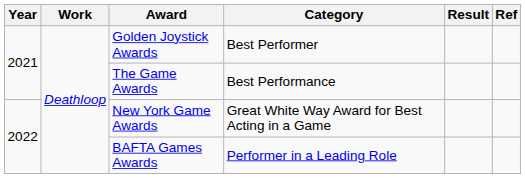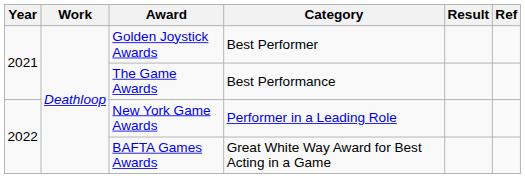(324, 118) Great White Way Award for Best Acting in a Game -> (312, 118) Performer in a Leading Role
(312, 155) Performer in a Leading Role -> (324, 155) Great White Way Award for Best Acting in a Game
